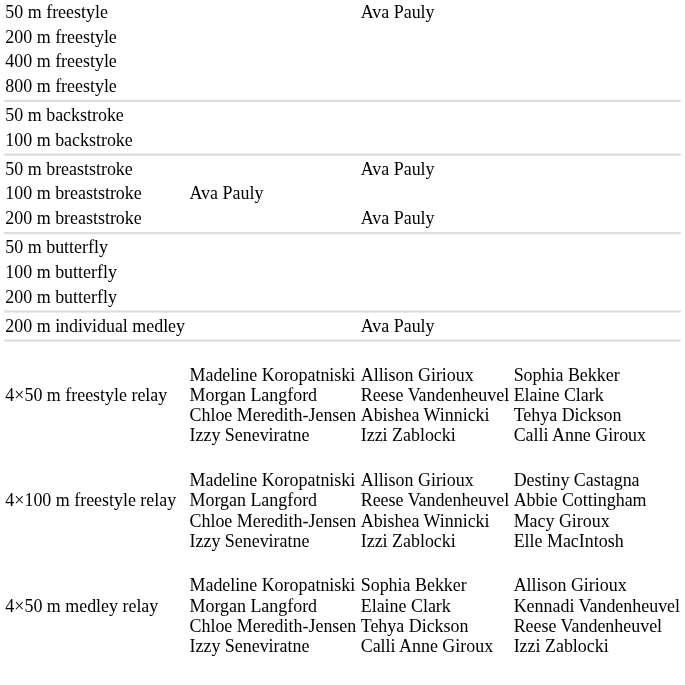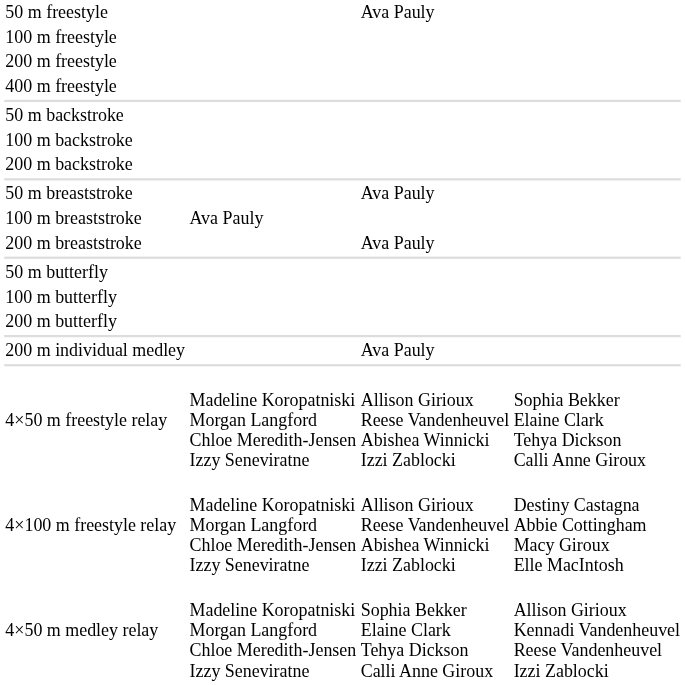+ row: (61, 37)
- row: (61, 86)
+ row: (69, 164)
